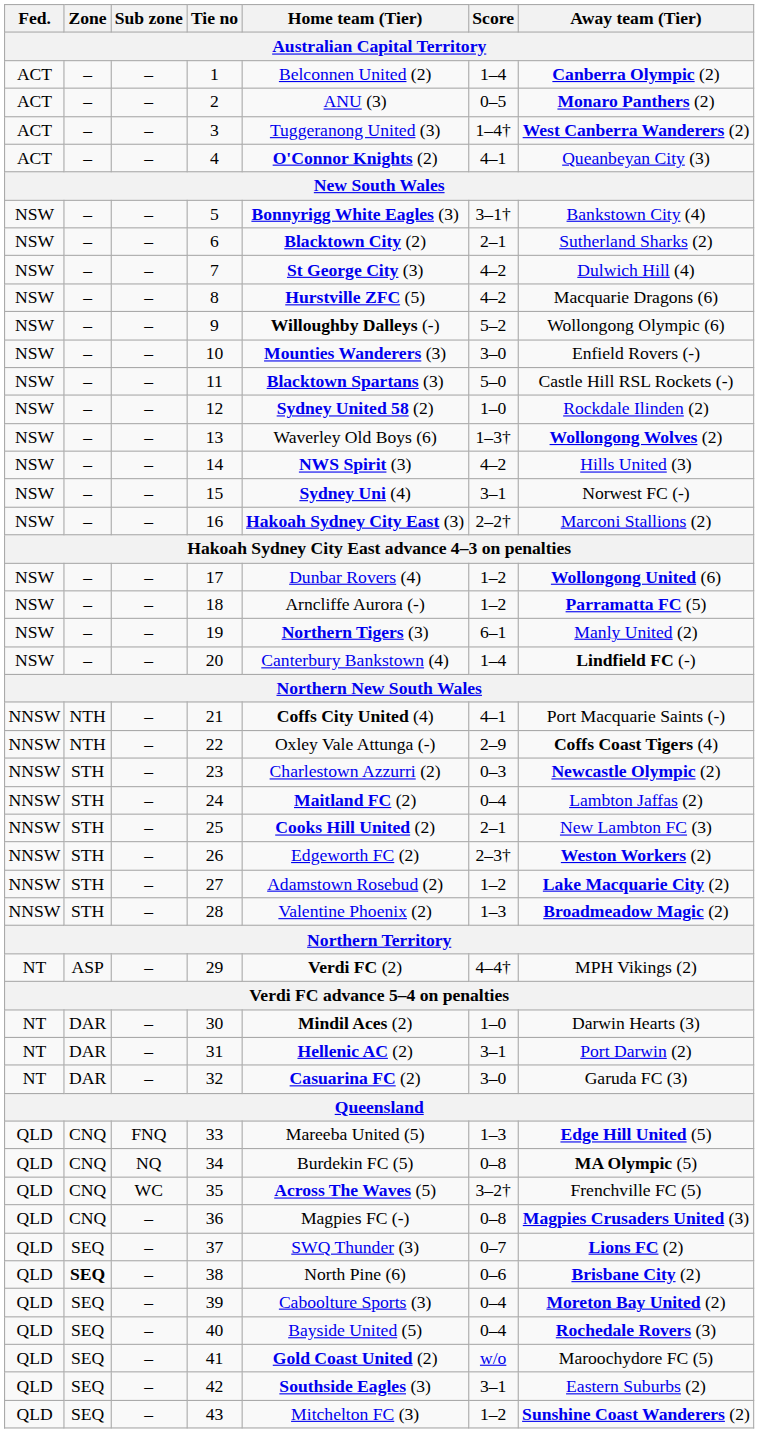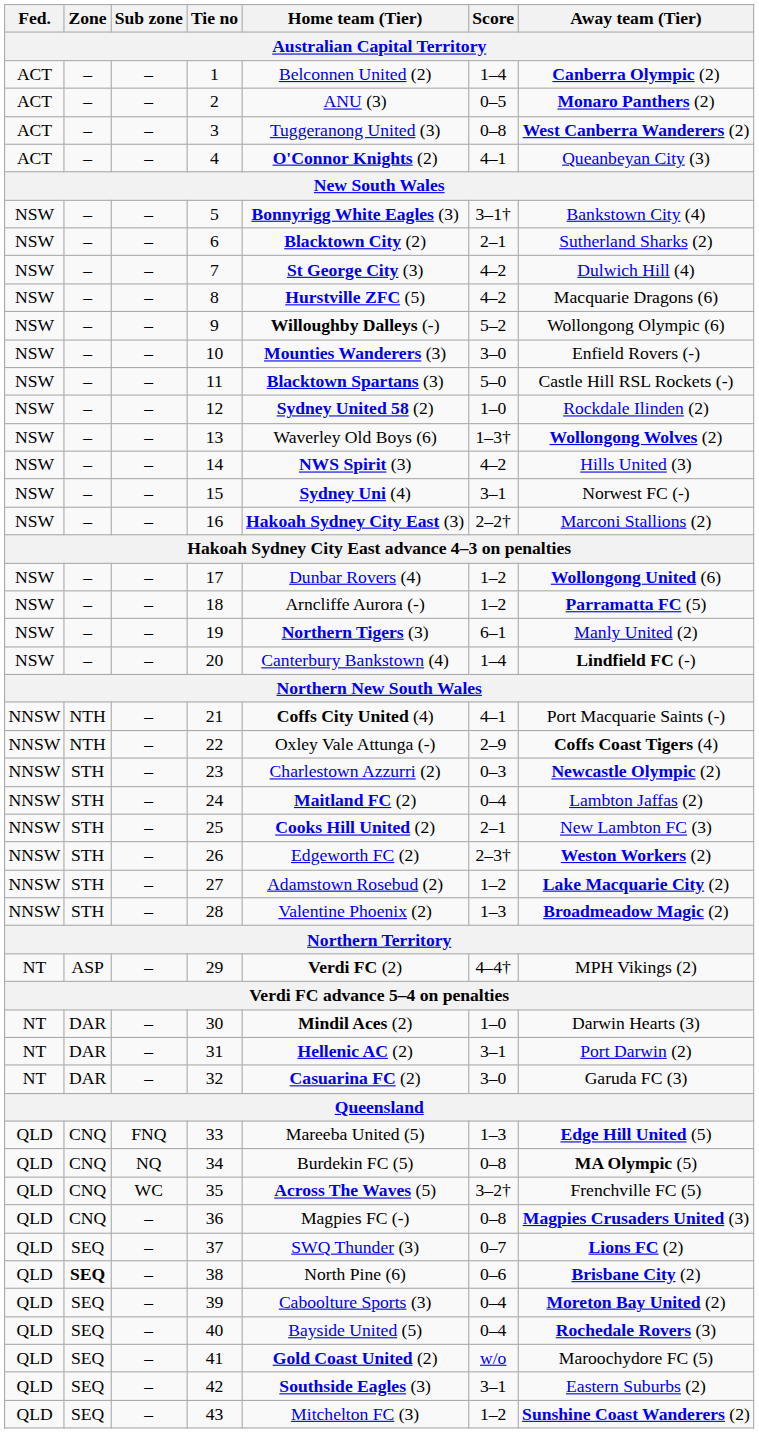(493, 130) 1–4† -> (493, 130) 0–8
